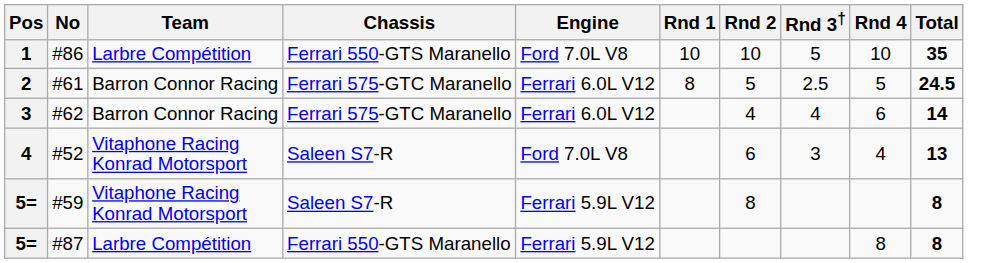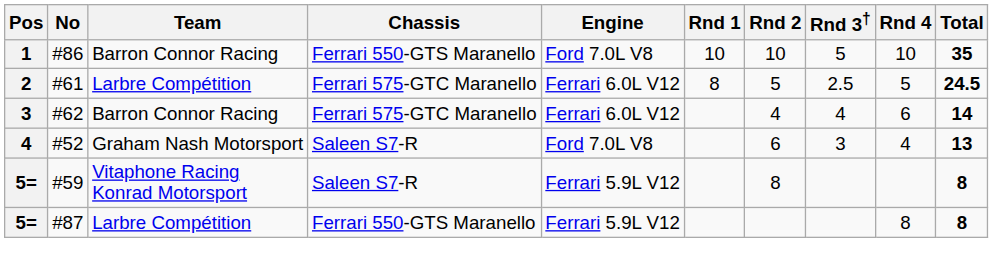(172, 54) Larbre Compétition -> (185, 54) Barron Connor Racing
(185, 84) Barron Connor Racing -> (172, 84) Larbre Compétition
(170, 153) Vitaphone Racing Konrad Motorsport -> (198, 143) Graham Nash Motorsport
